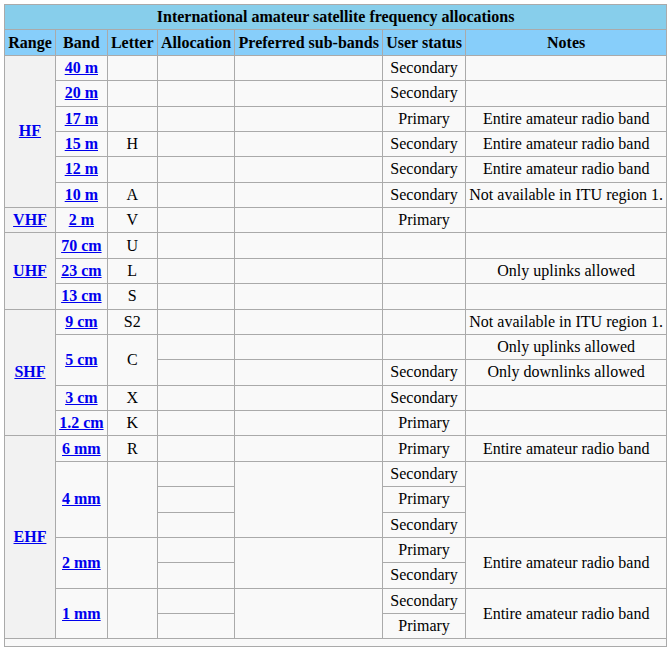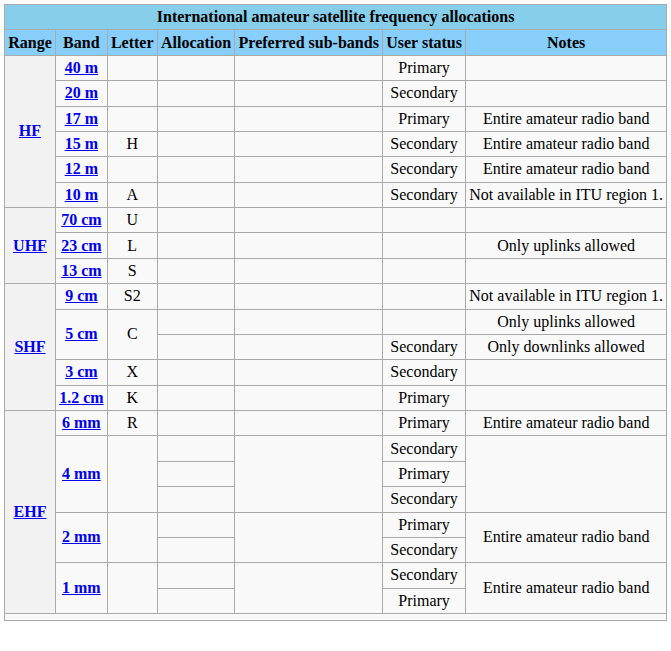(424, 67) Secondary -> (424, 67) Primary
- row: (81, 220)
